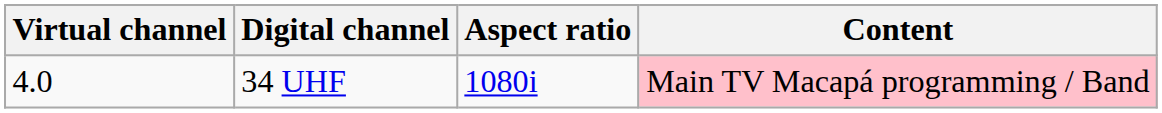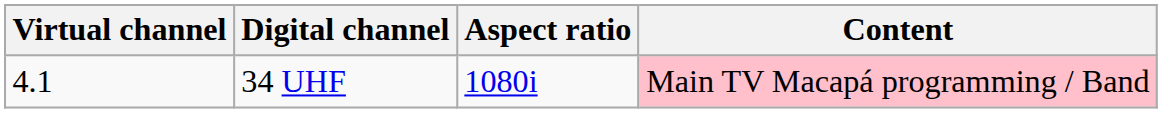(33, 81) 4.0 -> (33, 81) 4.1
